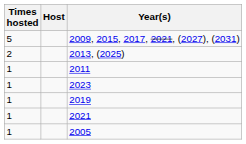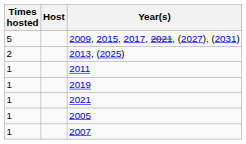- row: (80, 85)
+ row: (80, 131)
